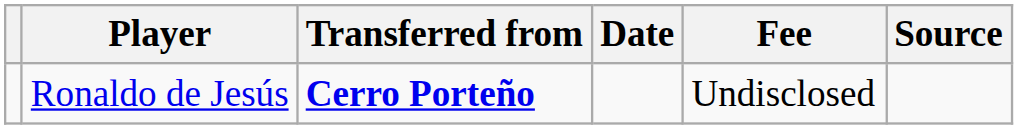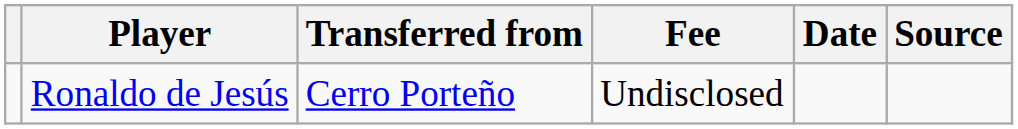columns swapped: (784, 33) <-> (637, 33)
(420, 92) bold -> (410, 92) normal
